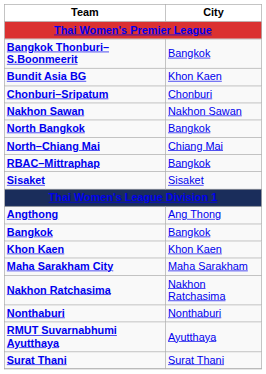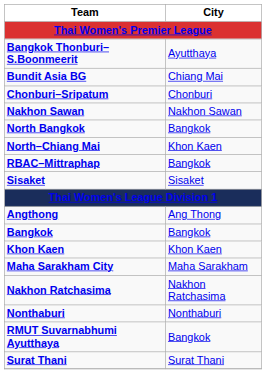(189, 53) Bangkok -> (192, 53) Ayutthaya
(195, 77) Khon Kaen -> (196, 77) Chiang Mai
(196, 146) Chiang Mai -> (195, 146) Khon Kaen
(192, 337) Ayutthaya -> (189, 337) Bangkok
